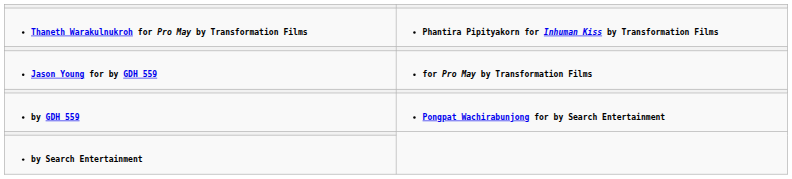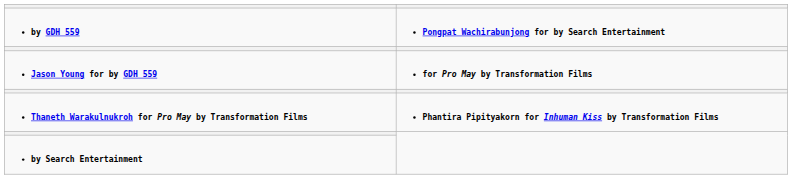rows swapped: (200, 32) <-> (200, 117)
